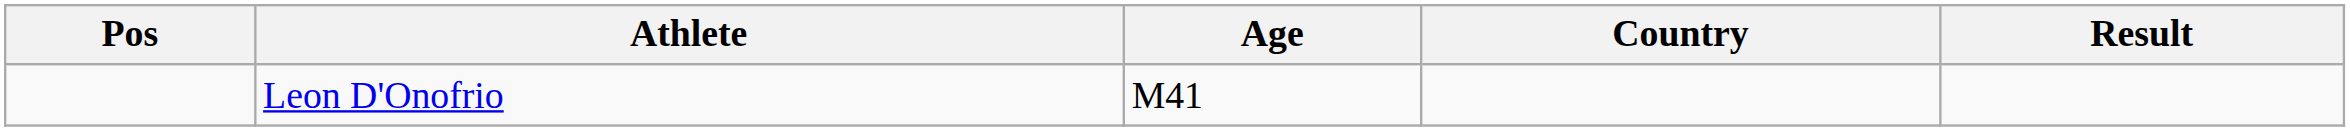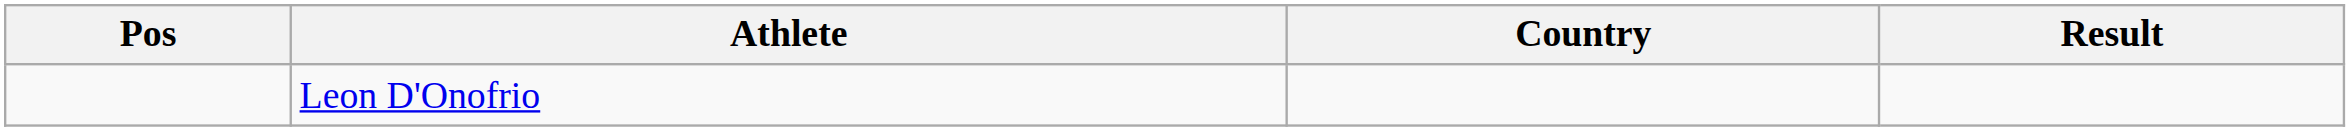- column: (1272, 34)
